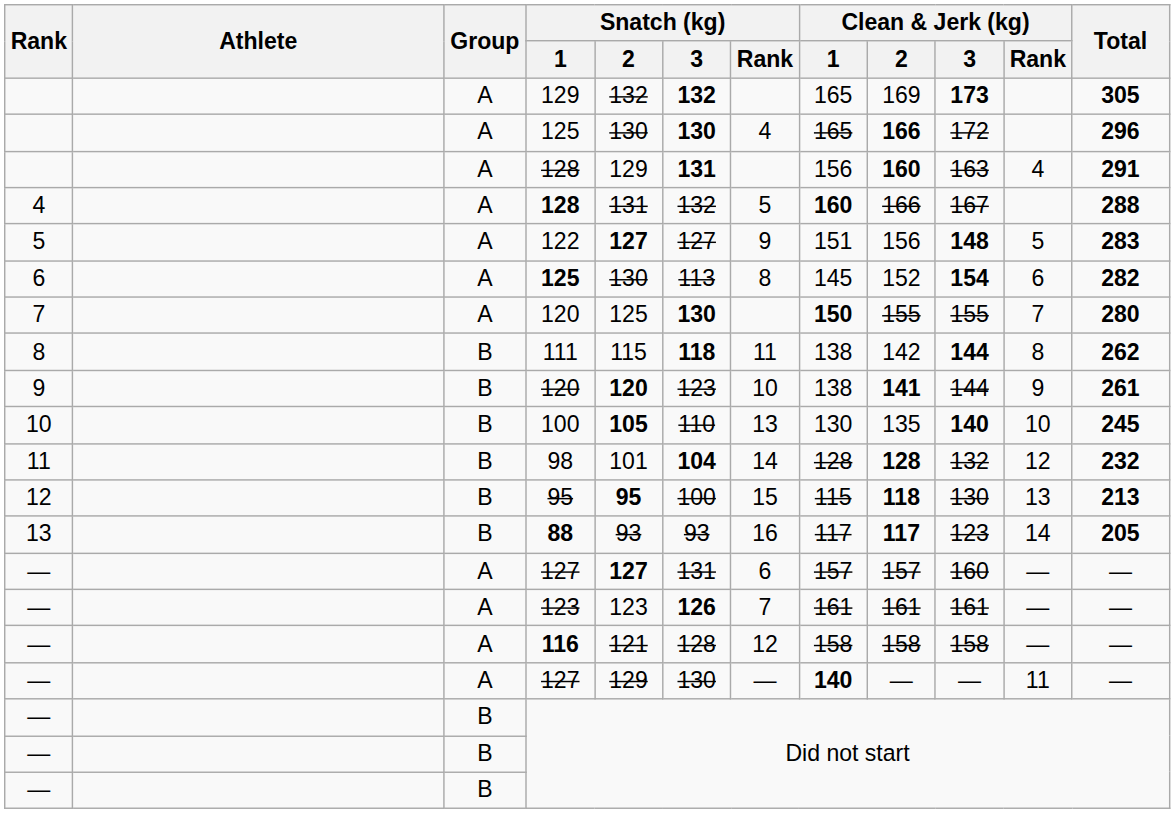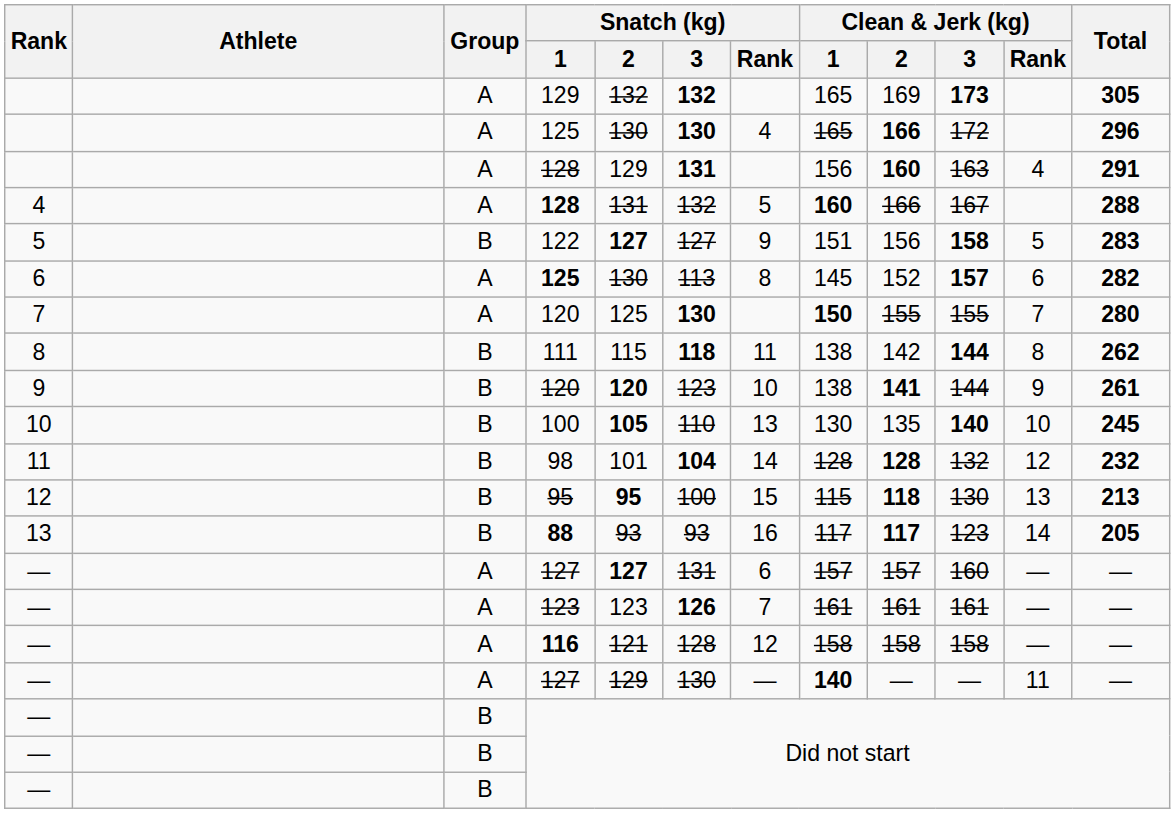(485, 242) A -> (485, 242) B
(970, 242) 148 -> (970, 242) 158
(970, 278) 154 -> (970, 278) 157
